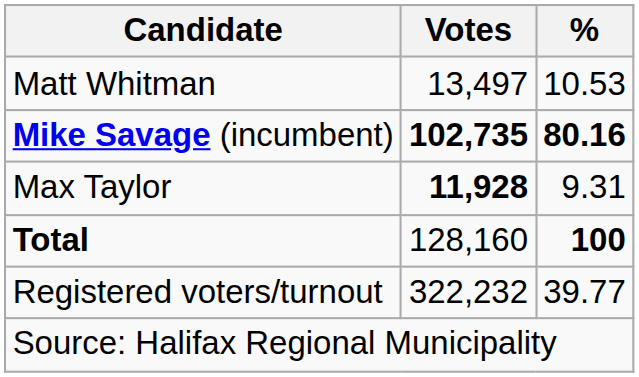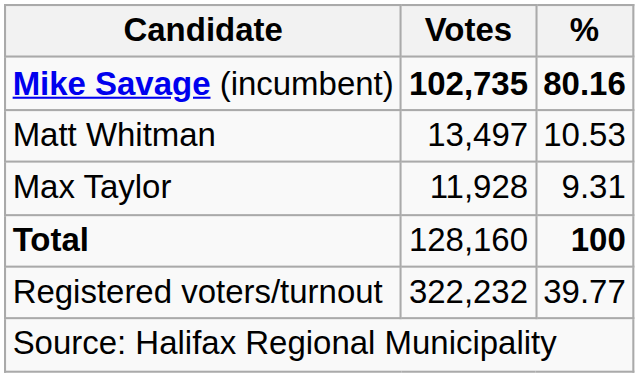rows swapped: (203, 135) <-> (114, 82)
(479, 187) bold -> (479, 187) normal
